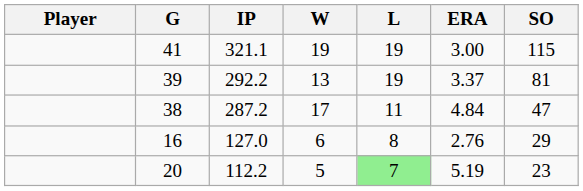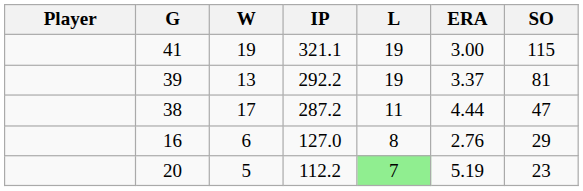columns swapped: (246, 19) <-> (320, 19)
(467, 110) 4.84 -> (467, 110) 4.44
